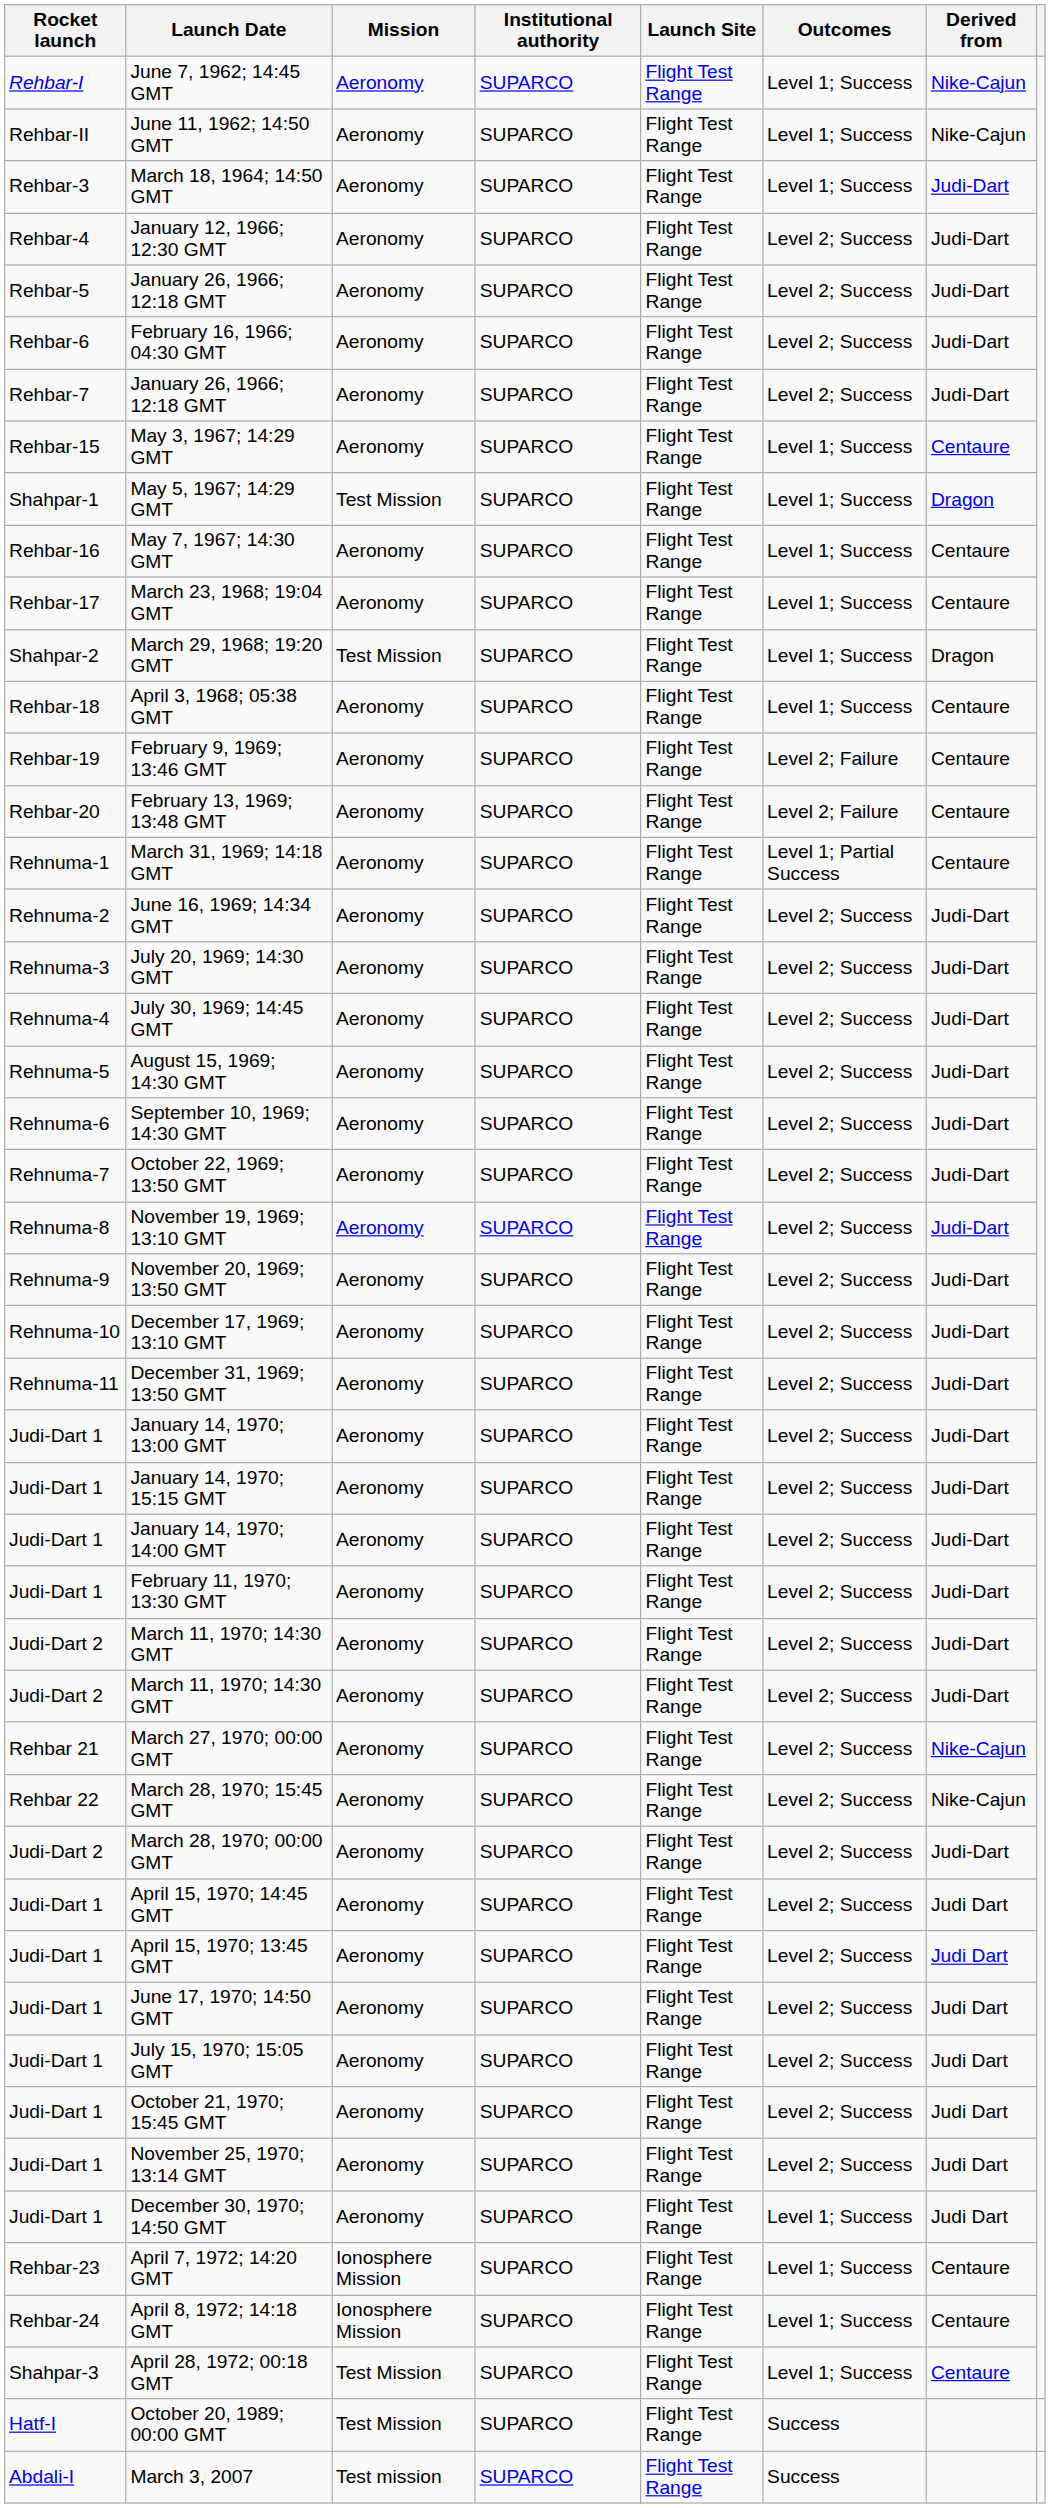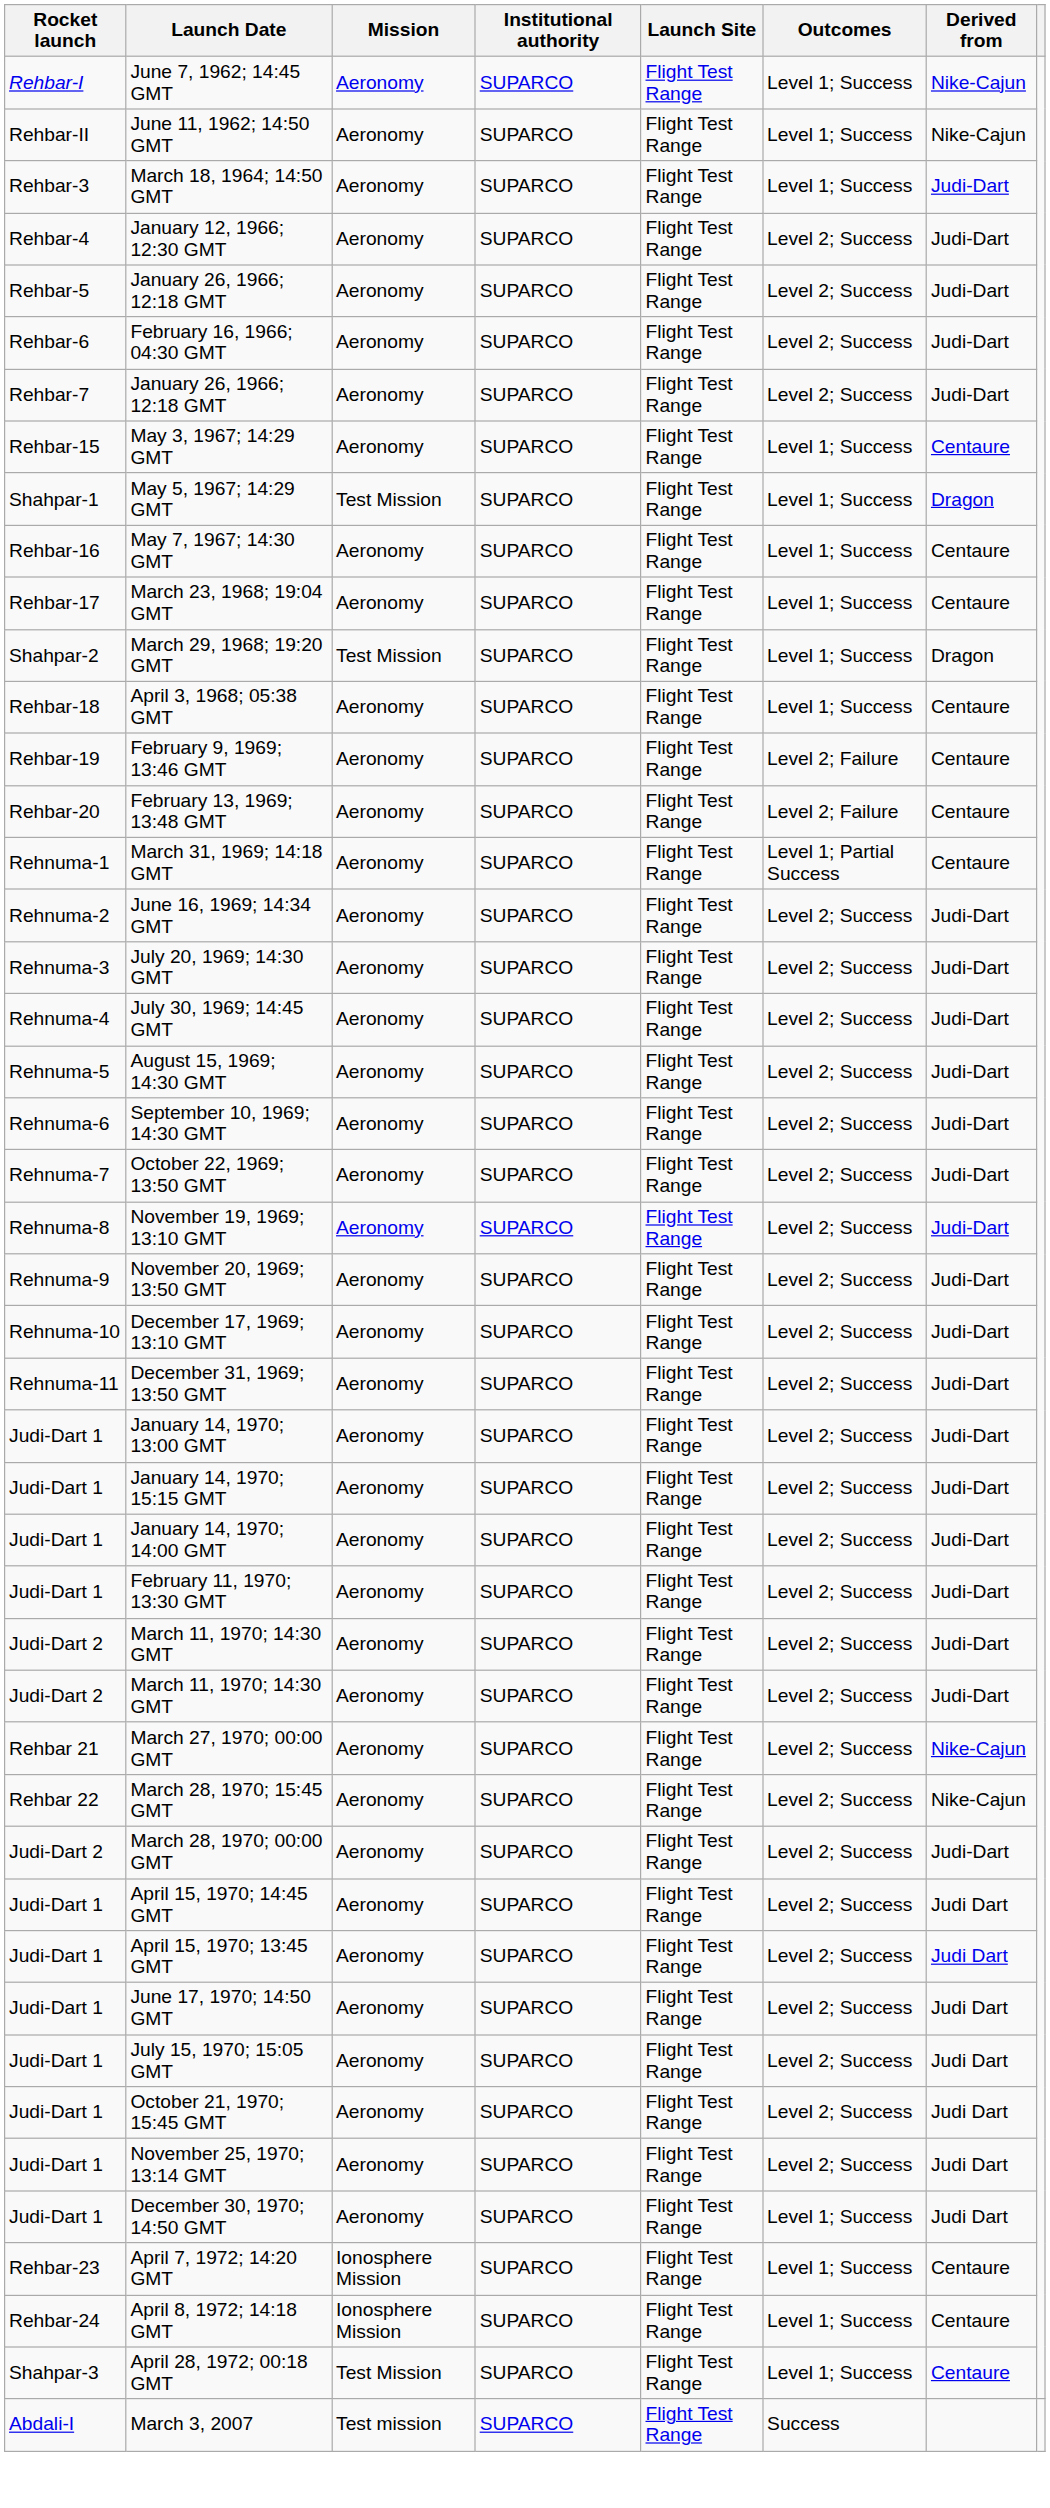- row: (33, 2424)
